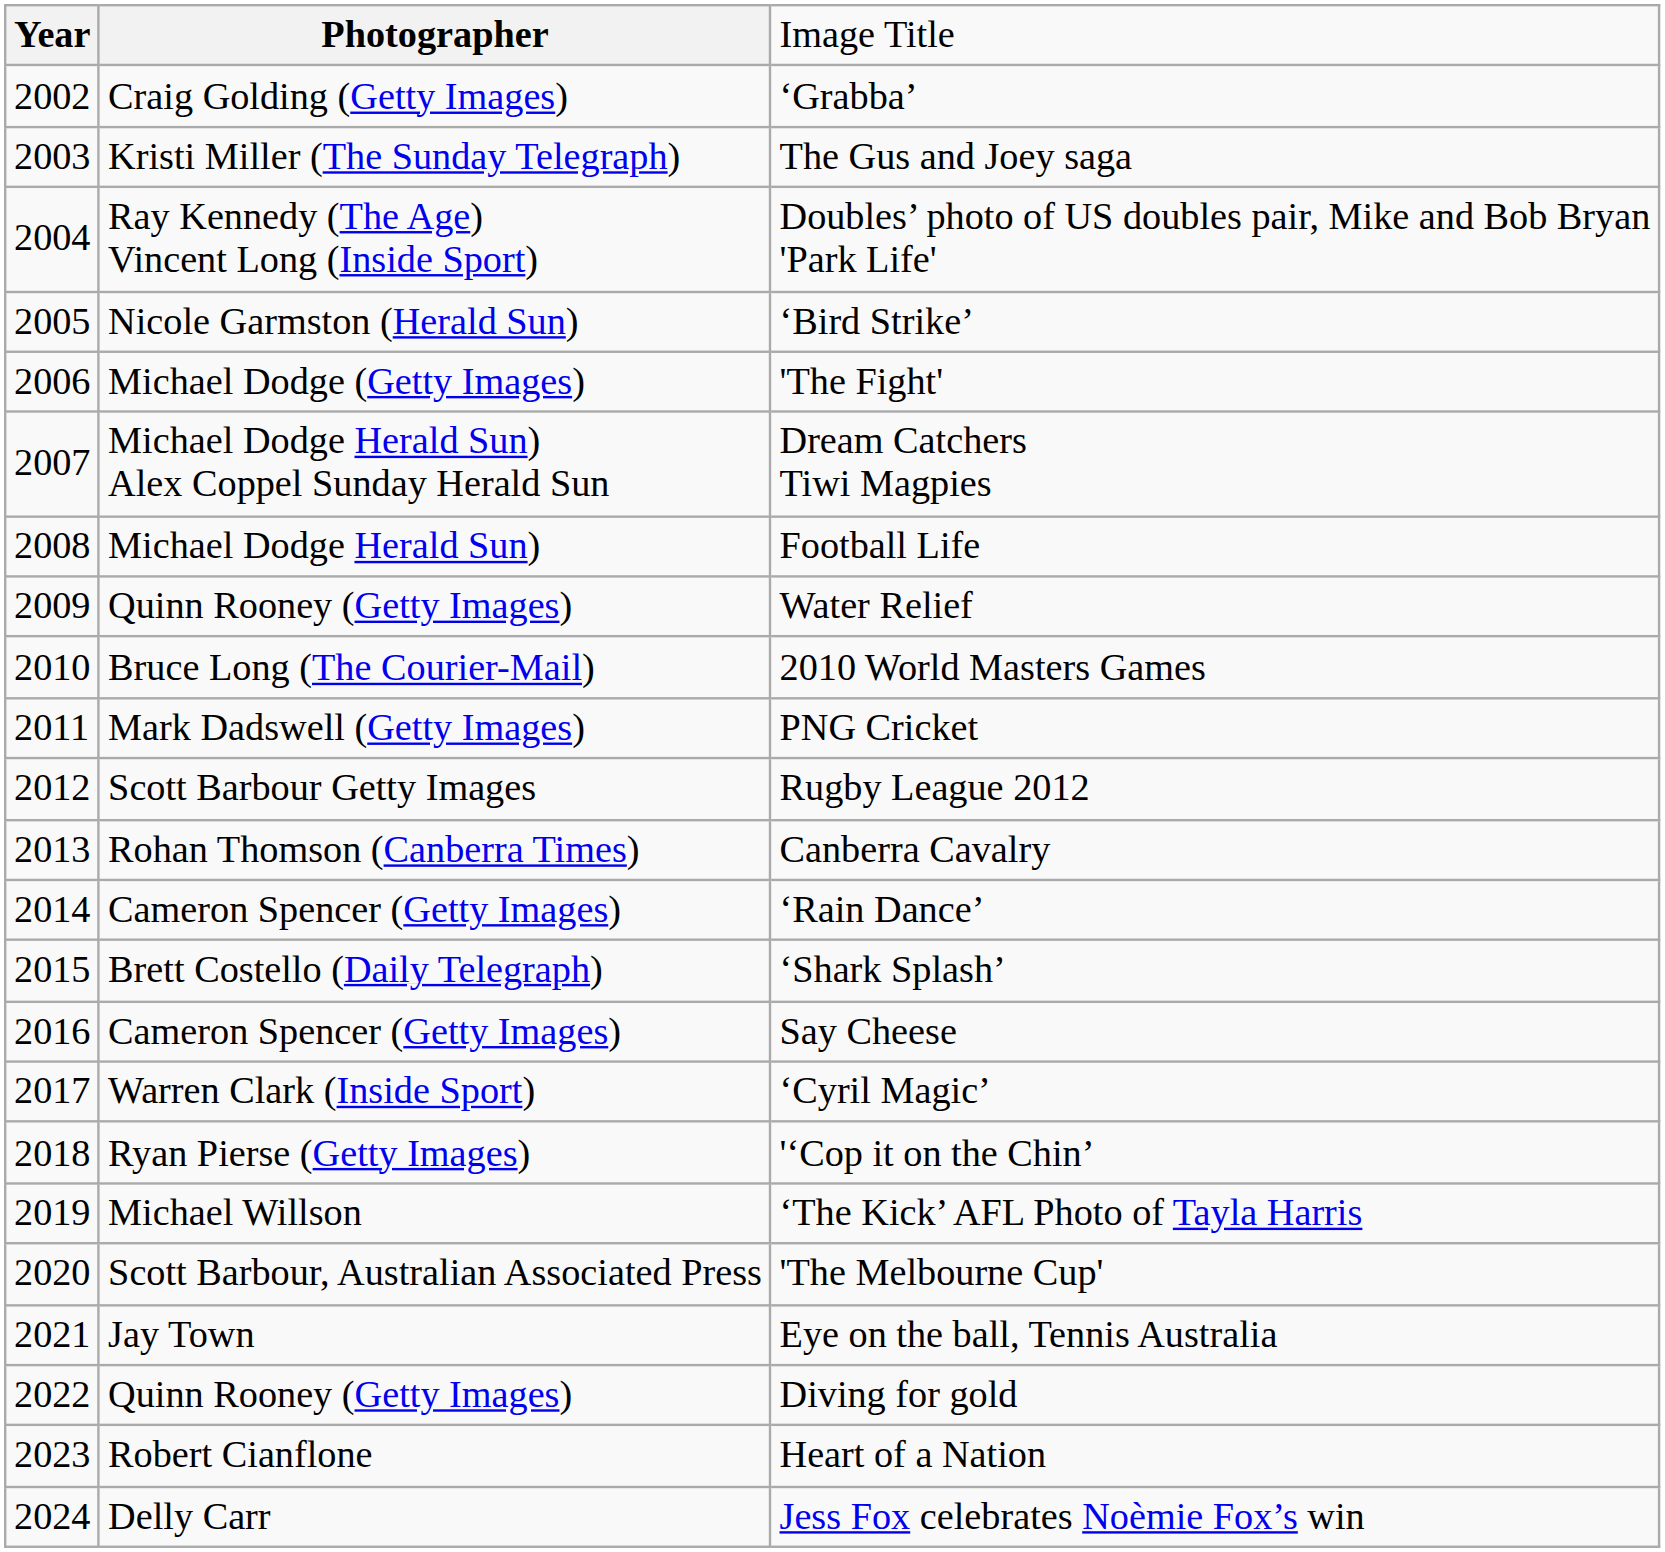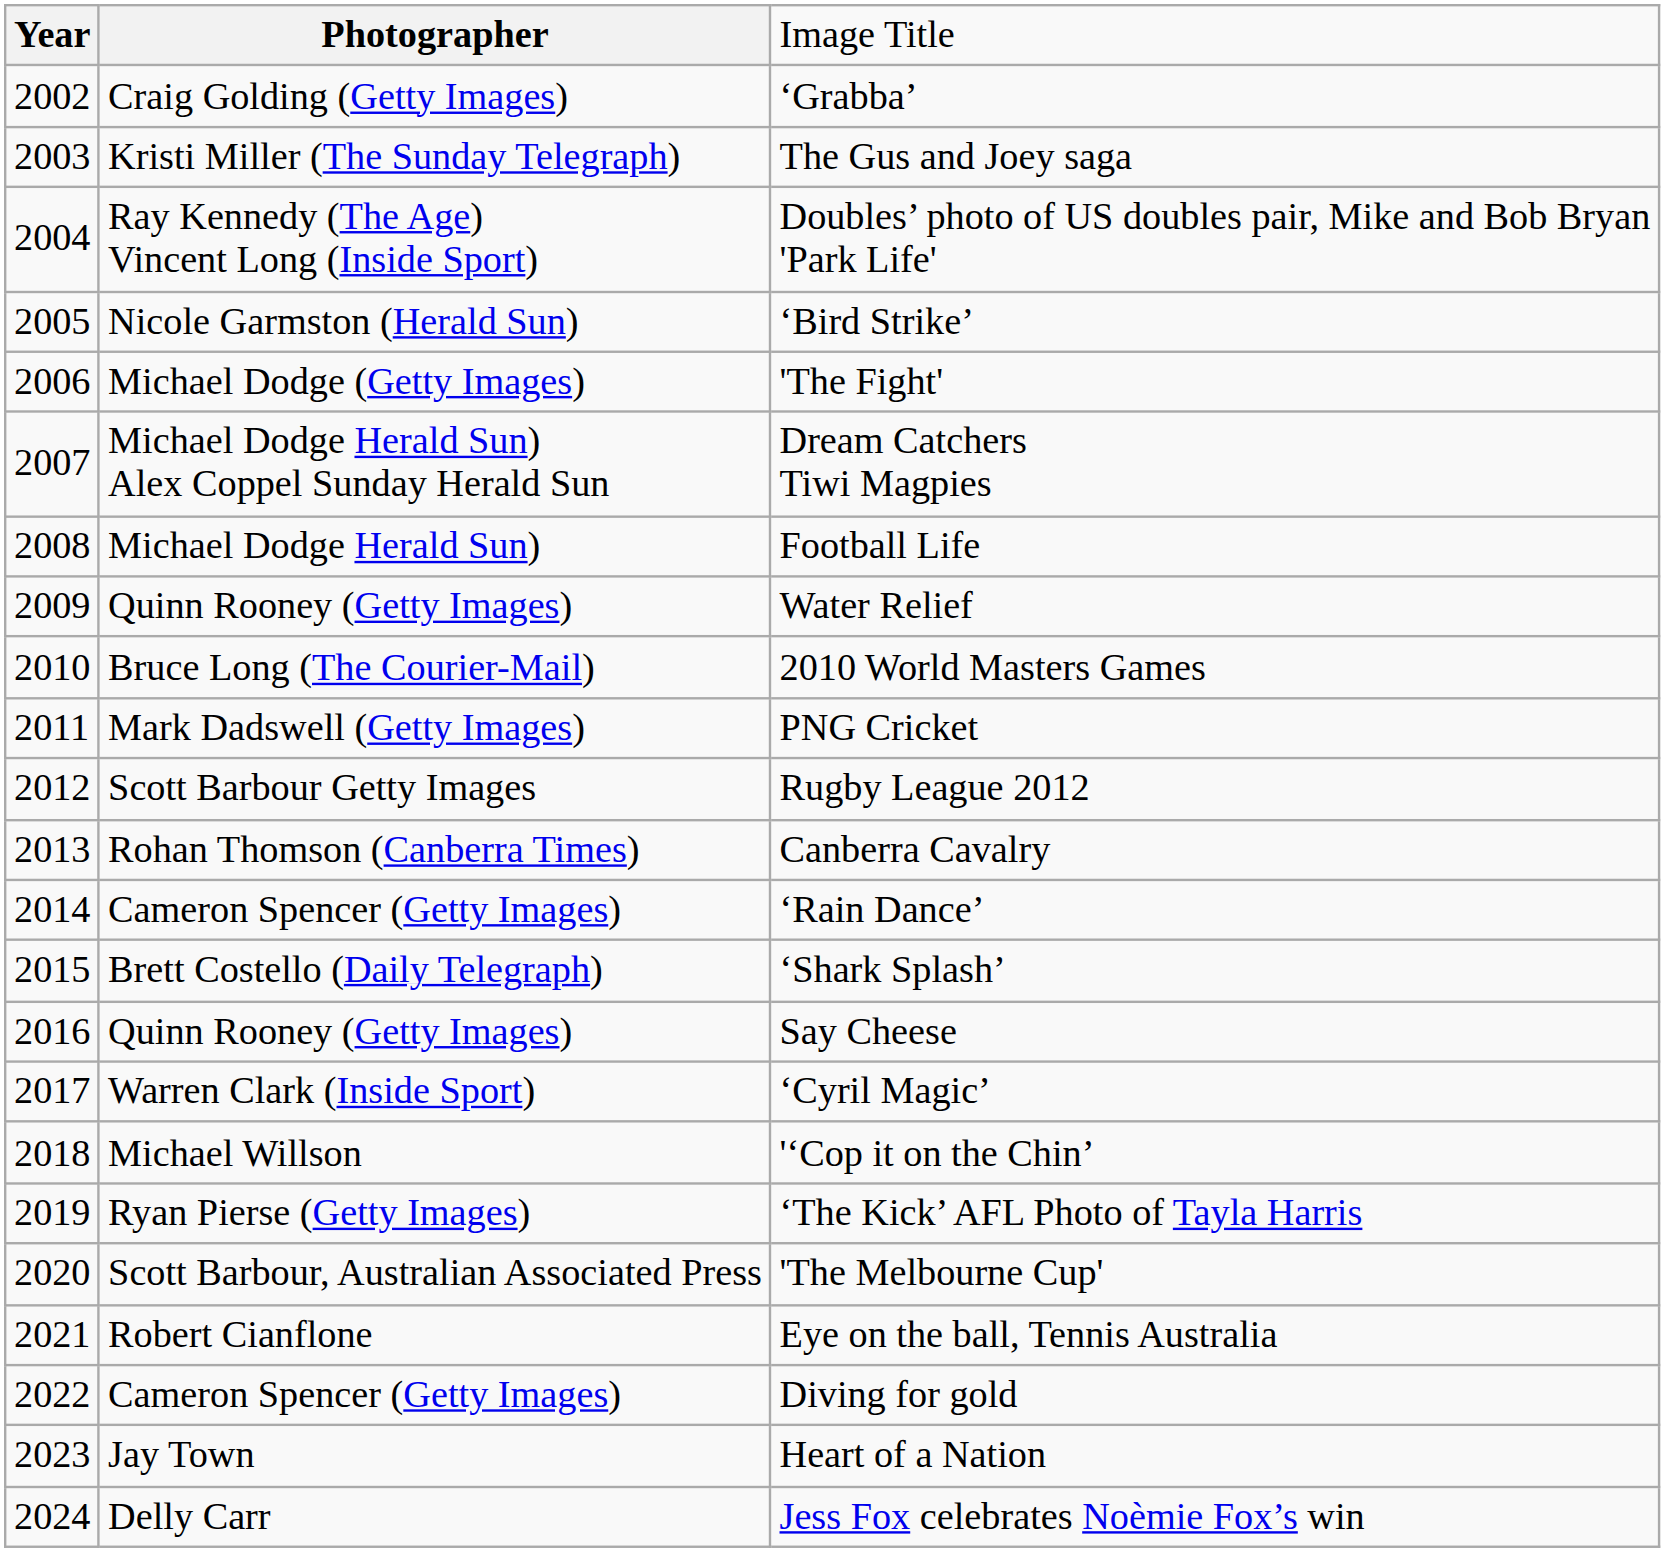(365, 1030) Cameron Spencer (Getty Images) -> (340, 1030) Quinn Rooney (Getty Images)
(319, 1151) Ryan Pierse (Getty Images) -> (235, 1151) Michael Willson
(235, 1212) Michael Willson -> (319, 1212) Ryan Pierse (Getty Images)
(181, 1333) Jay Town -> (240, 1333) Robert Cianflone
(340, 1394) Quinn Rooney (Getty Images) -> (365, 1394) Cameron Spencer (Getty Images)
(240, 1455) Robert Cianflone -> (181, 1455) Jay Town
